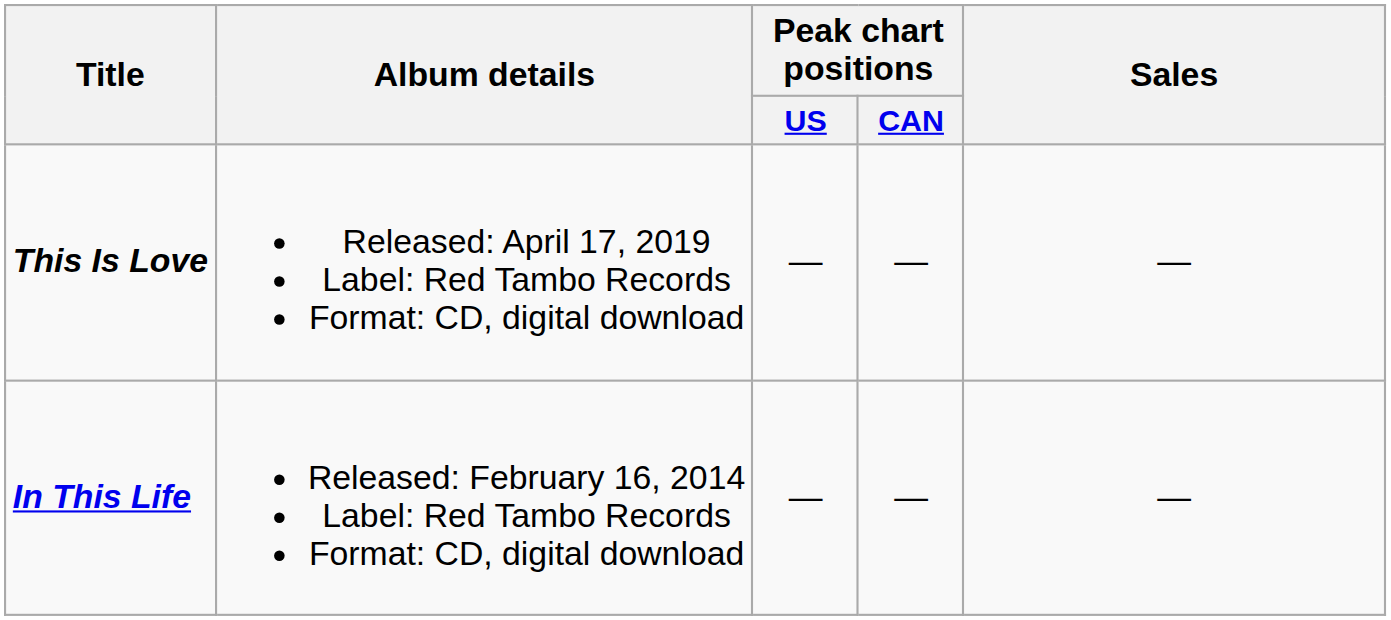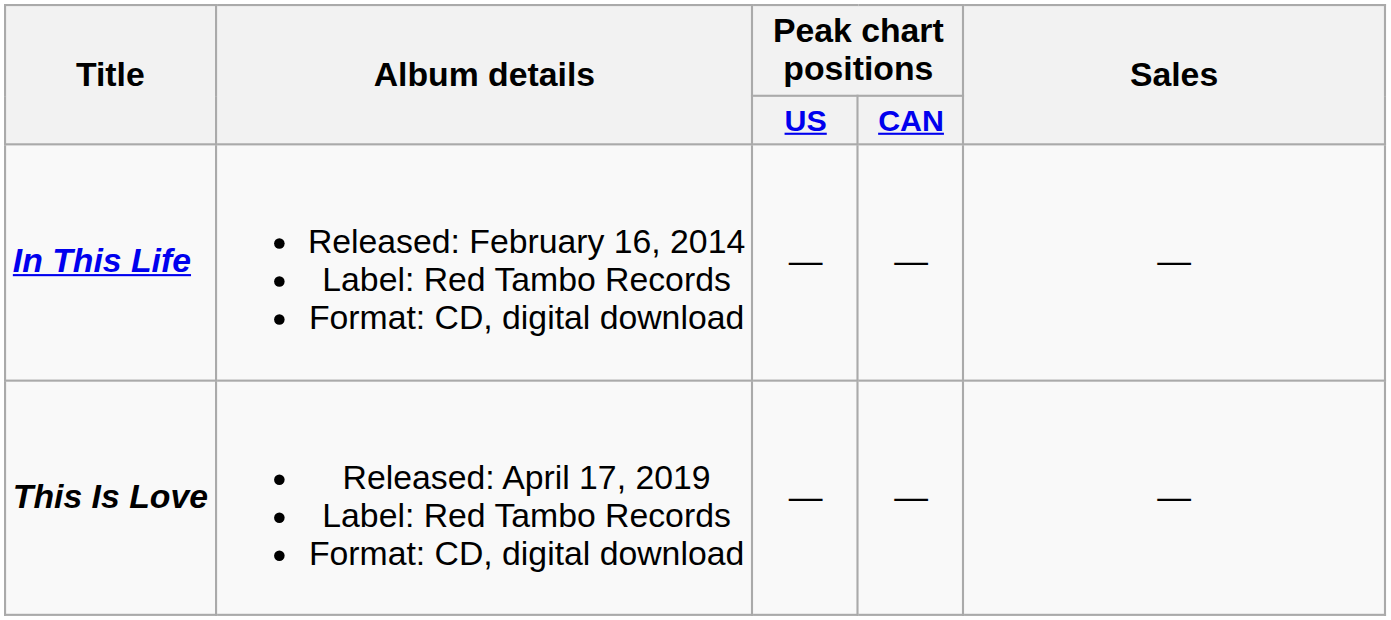rows swapped: (102, 496) <-> (110, 261)
